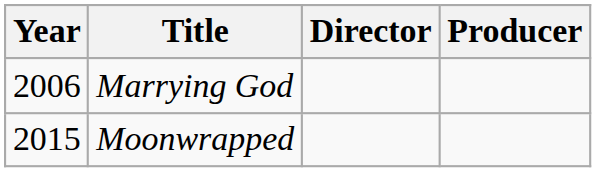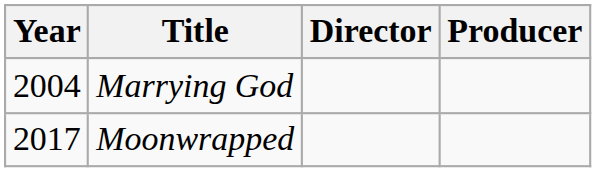(47, 85) 2006 -> (47, 85) 2004
(47, 138) 2015 -> (47, 138) 2017
